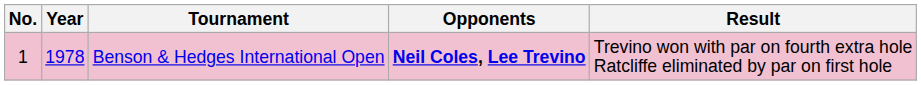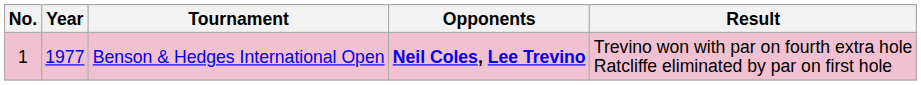(65, 56) 1978 -> (65, 56) 1977
